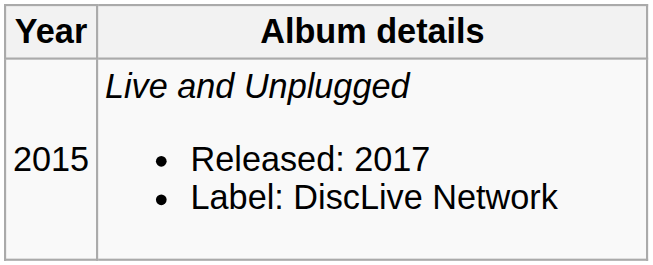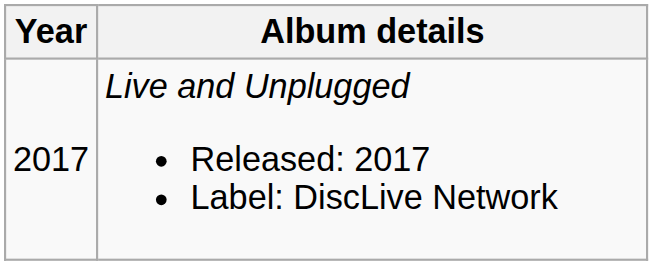(51, 158) 2015 -> (51, 158) 2017
